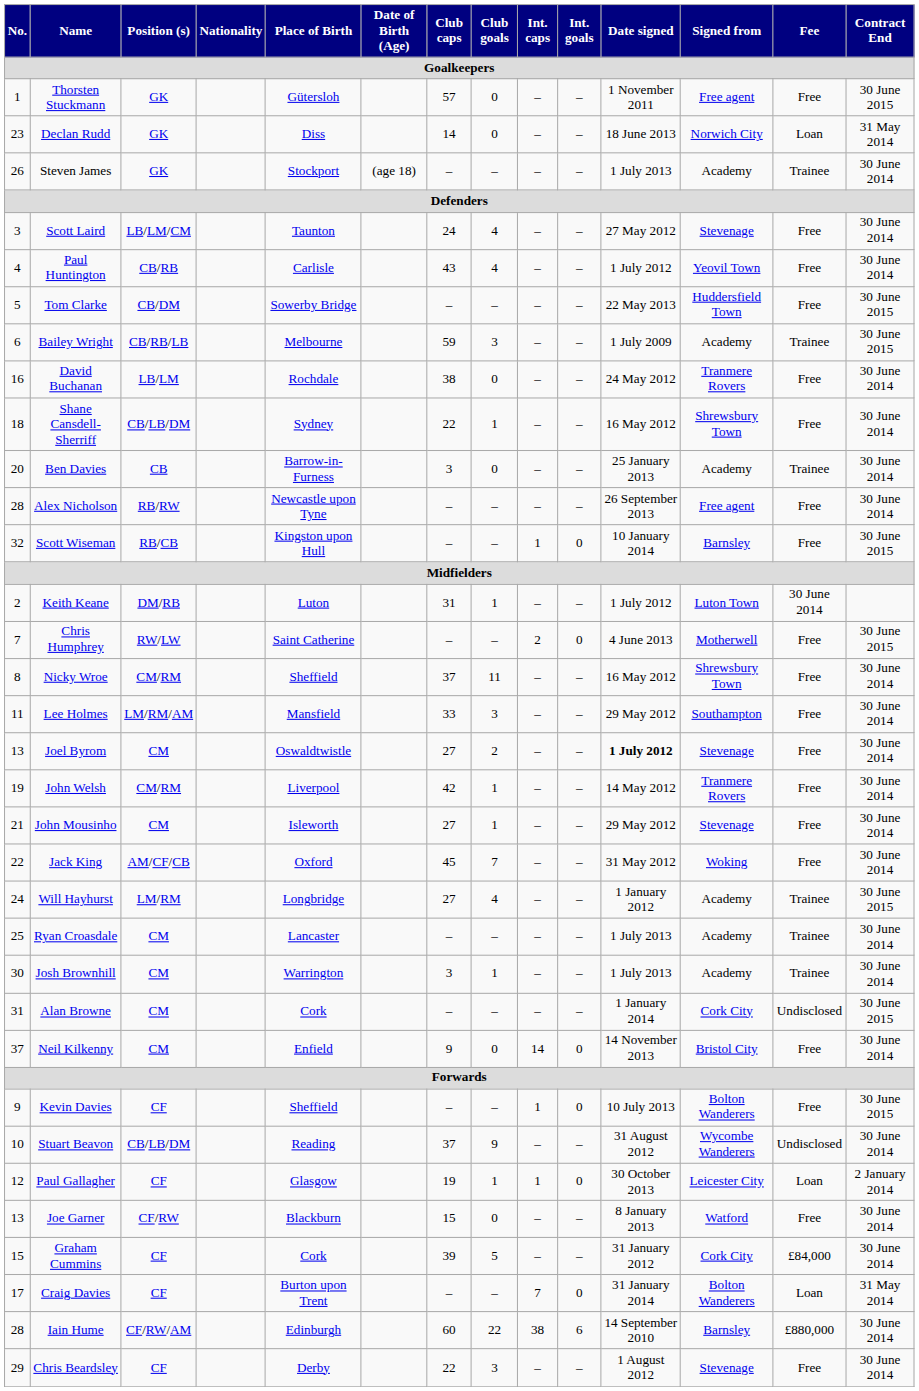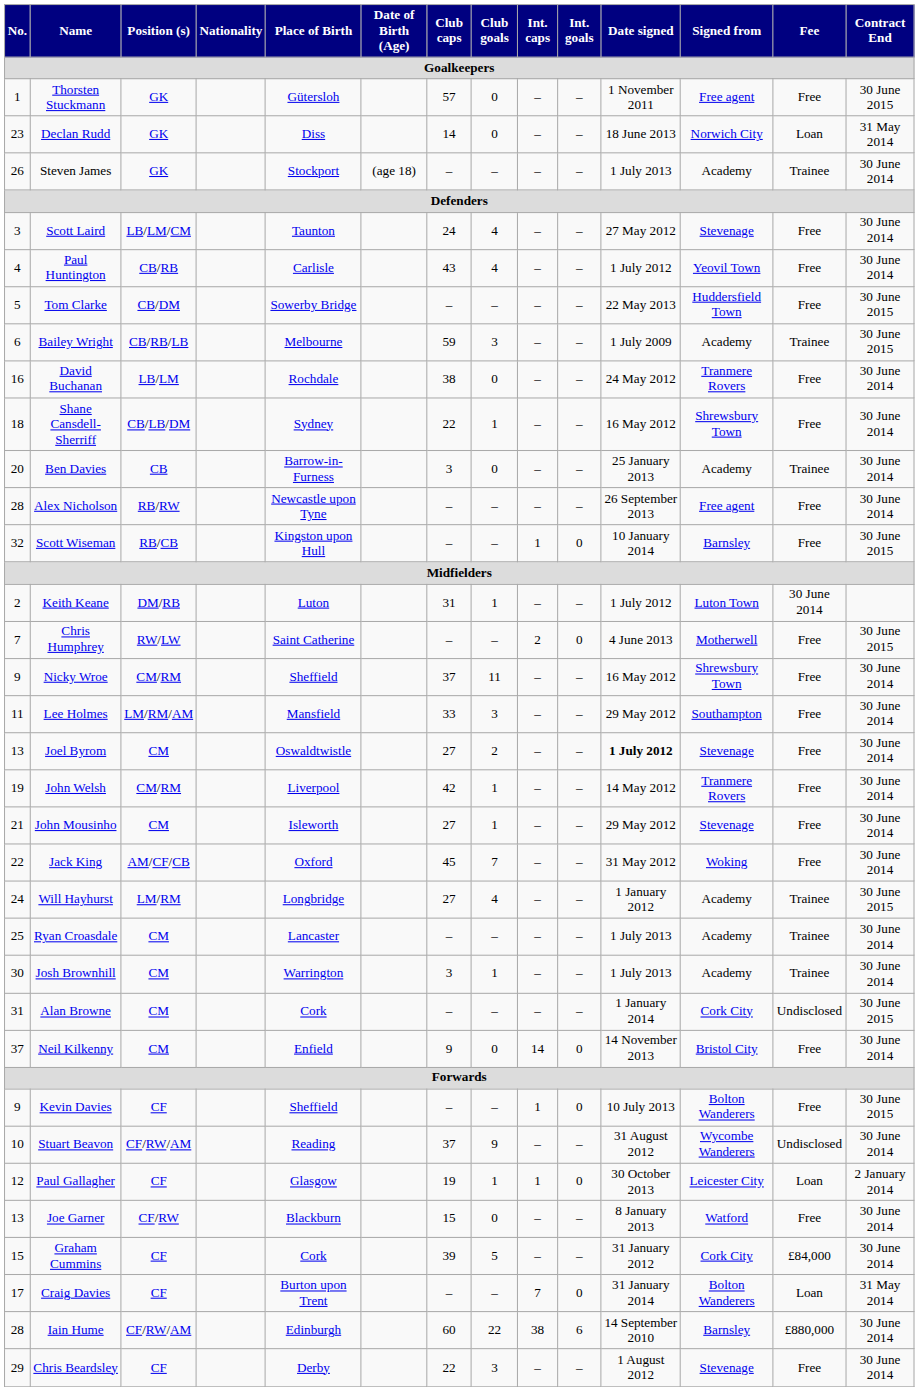(17, 676) 8 -> (17, 676) 9
(159, 1144) CB/LB/DM -> (159, 1144) CF/RW/AM
